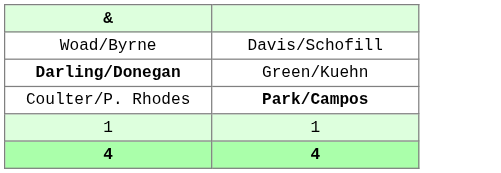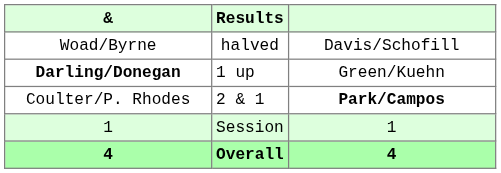+ column: (250, 18)
